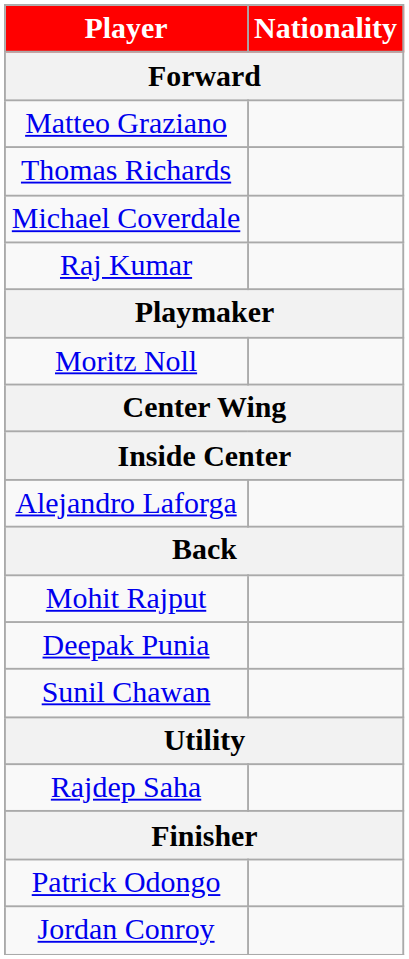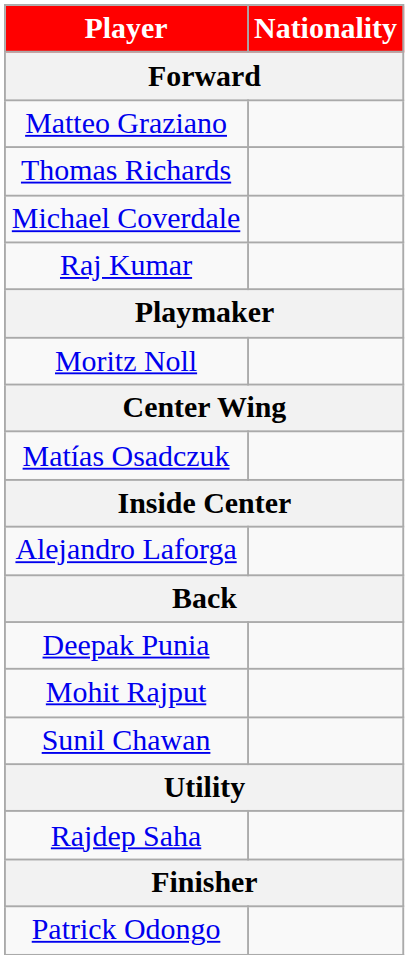+ row: (126, 455)
rows swapped: (126, 645) <-> (126, 597)
- row: (126, 929)
